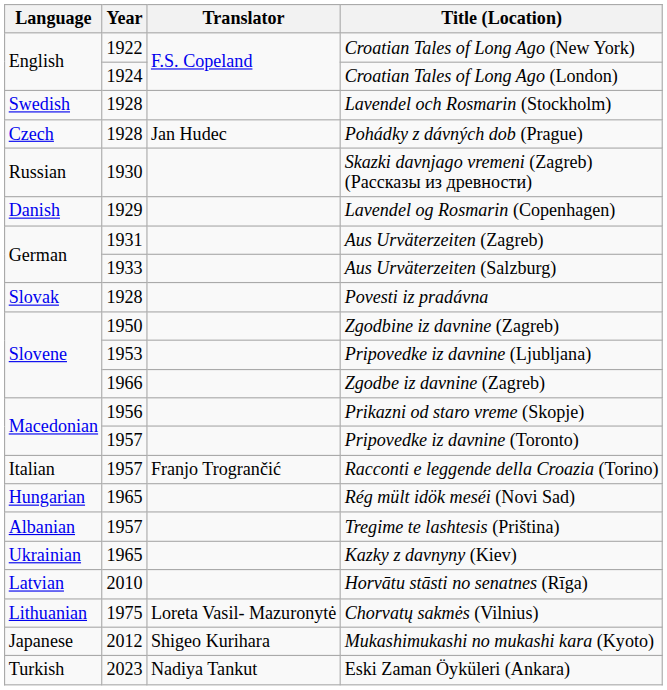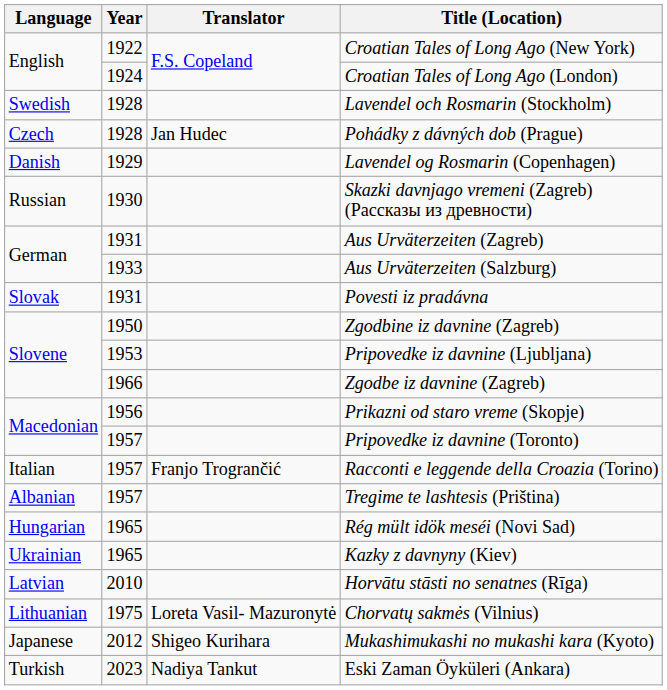rows swapped: (480, 211) <-> (469, 172)
(125, 297) 1928 -> (125, 297) 1931
rows swapped: (452, 526) <-> (460, 497)
